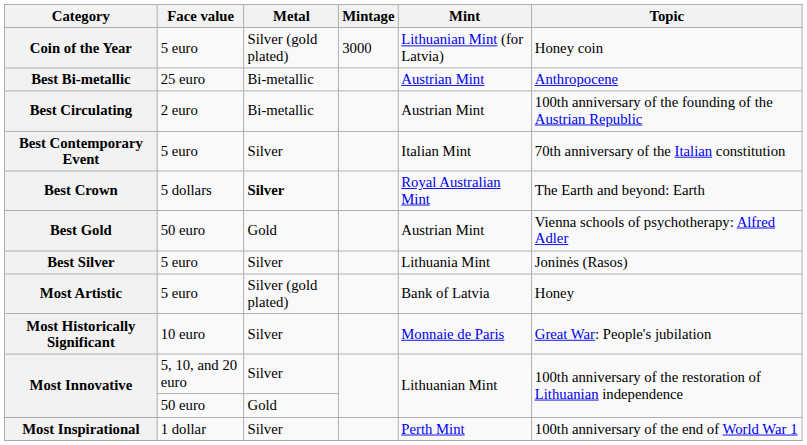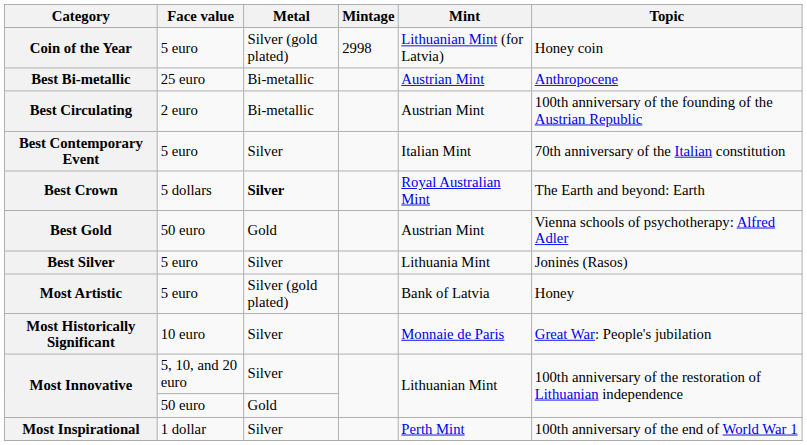(357, 47) 3000 -> (357, 47) 2998
